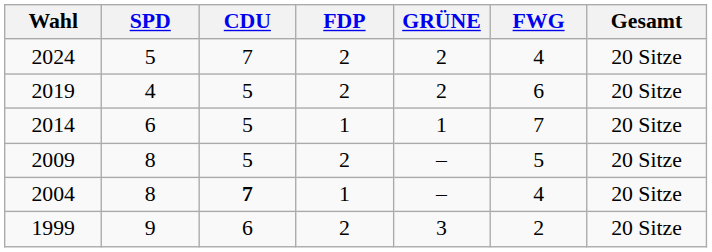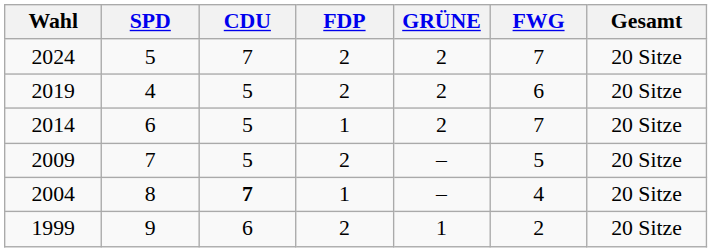(539, 56) 4 -> (539, 56) 7
(441, 125) 1 -> (441, 125) 2
(150, 159) 8 -> (150, 159) 7
(441, 228) 3 -> (441, 228) 1
